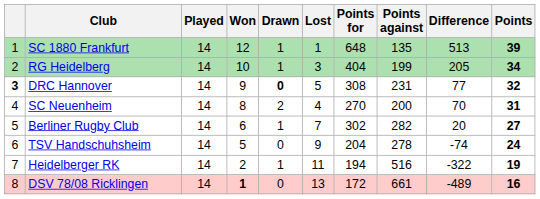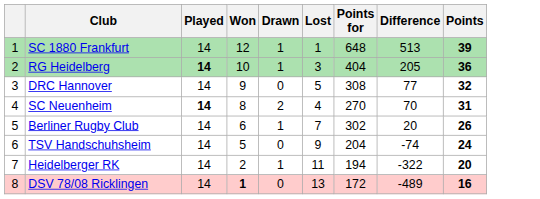- column: (402, 21)
(204, 67) normal -> (204, 67) bold
(514, 67) 34 -> (465, 67) 36
(15, 86) bold -> (15, 86) normal
(281, 86) bold -> (281, 86) normal
(204, 106) normal -> (204, 106) bold
(514, 125) 27 -> (465, 125) 26
(514, 164) 19 -> (465, 164) 20
